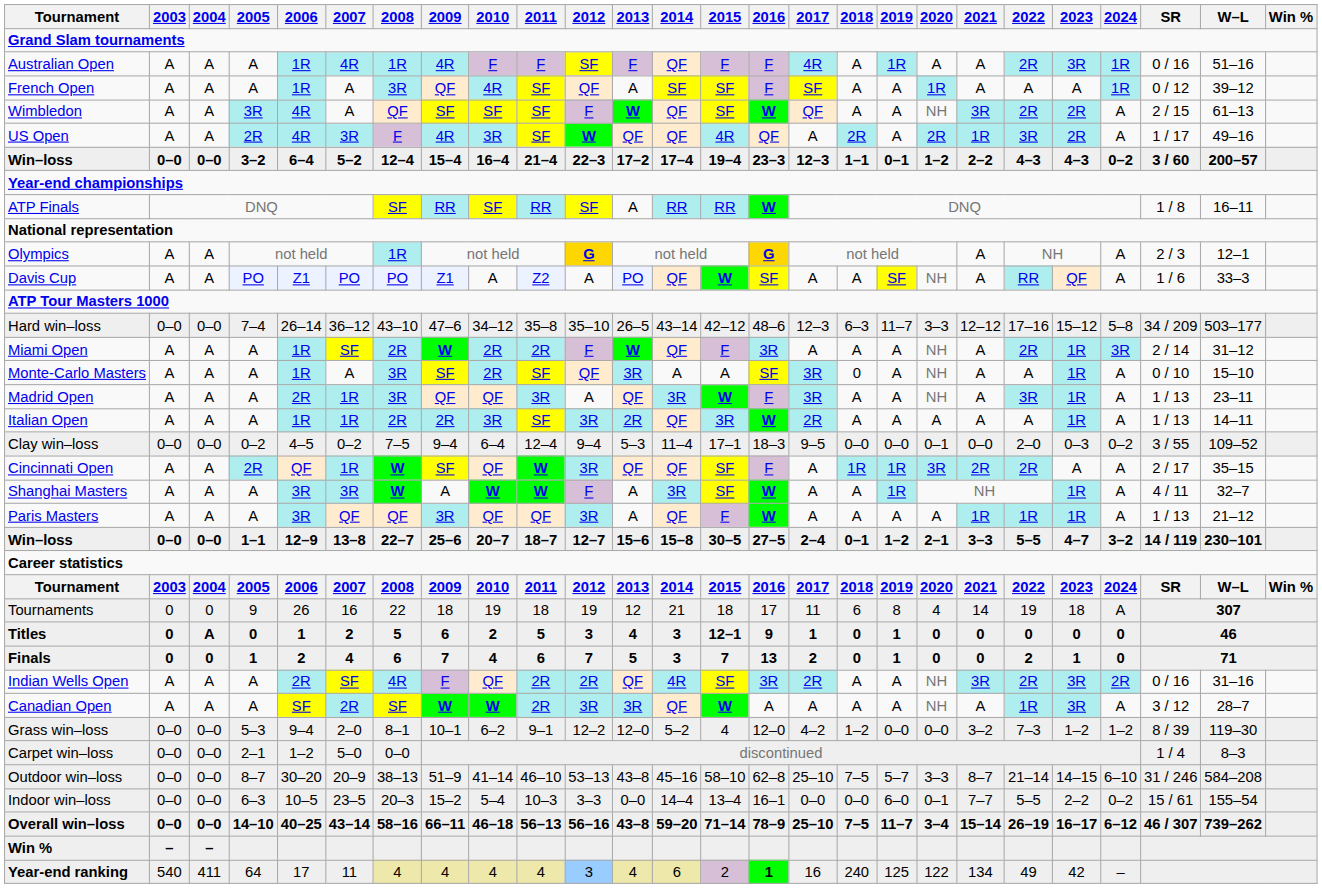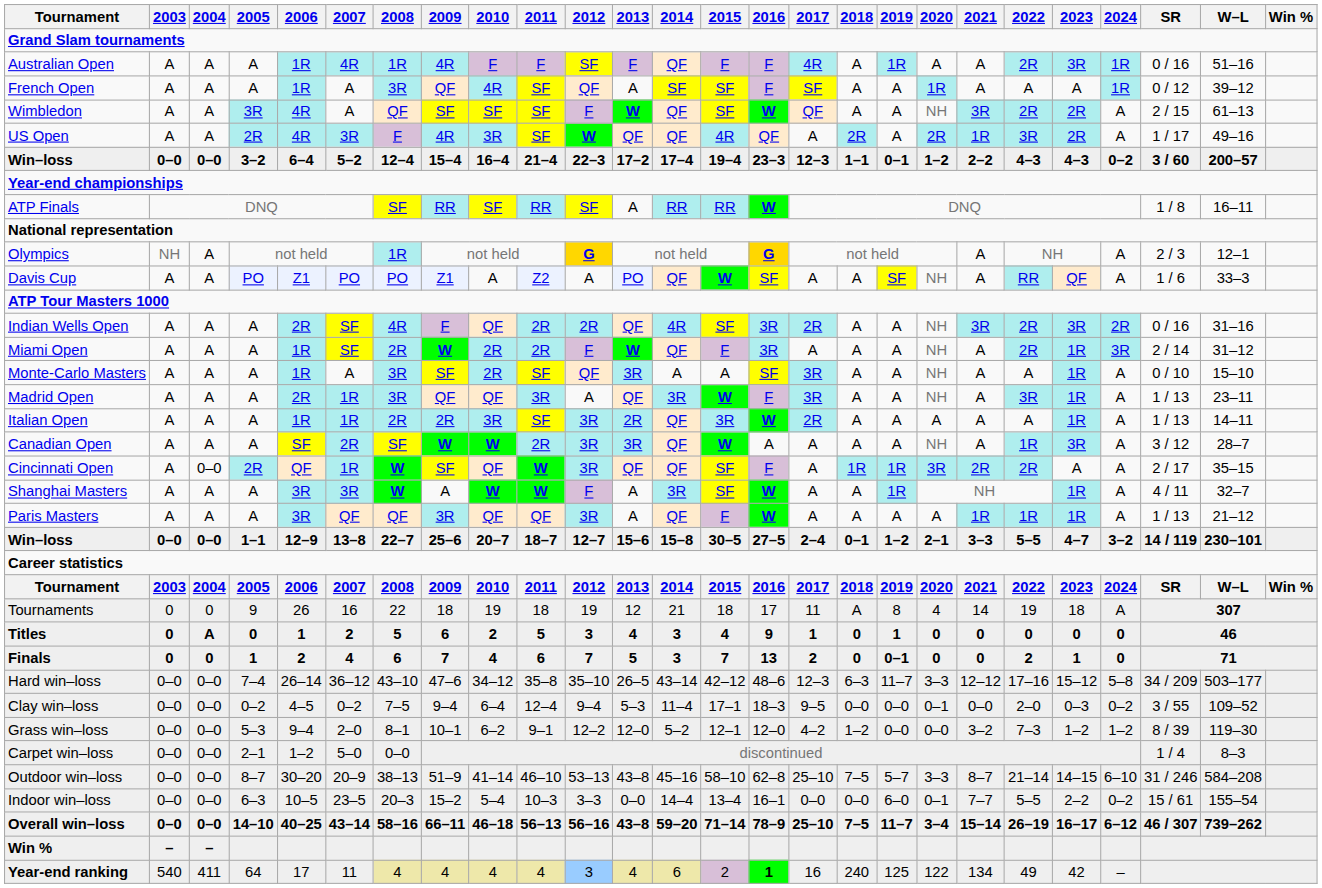(169, 254) A -> (169, 254) NH
rows swapped: (68, 682) <-> (54, 325)
(857, 373) 0 -> (857, 373) A
rows swapped: (60, 705) <-> (53, 444)
(209, 468) A -> (209, 468) 0–0
(857, 610) 6 -> (857, 610) A
(725, 634) 12–1 -> (725, 634) 4
(897, 658) 1 -> (897, 658) 0–1
(725, 729) 4 -> (725, 729) 12–1
